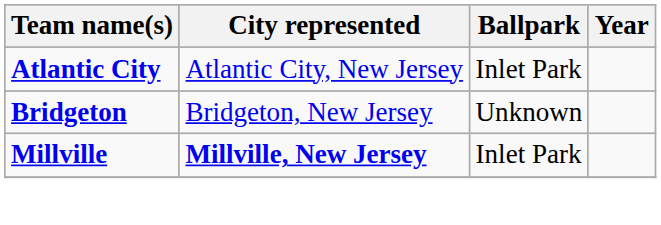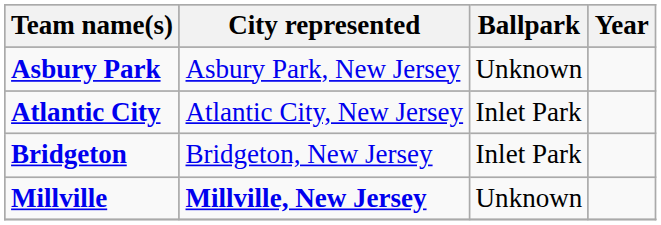+ row: (86, 68)
(529, 111) Unknown -> (529, 154) Inlet Park
(529, 154) Inlet Park -> (529, 197) Unknown
